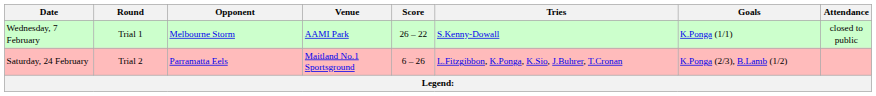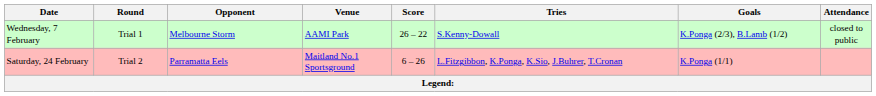(706, 34) K.Ponga (1/1) -> (734, 34) K.Ponga (2/3), B.Lamb (1/2)
(734, 61) K.Ponga (2/3), B.Lamb (1/2) -> (706, 61) K.Ponga (1/1)
